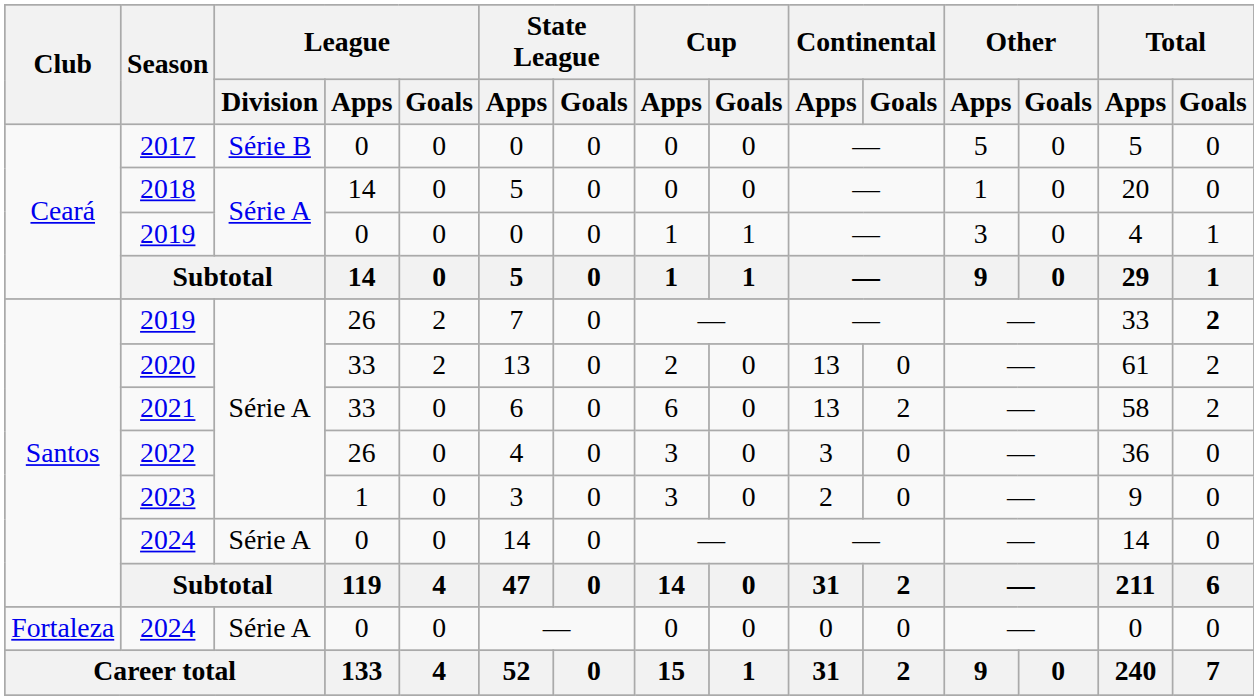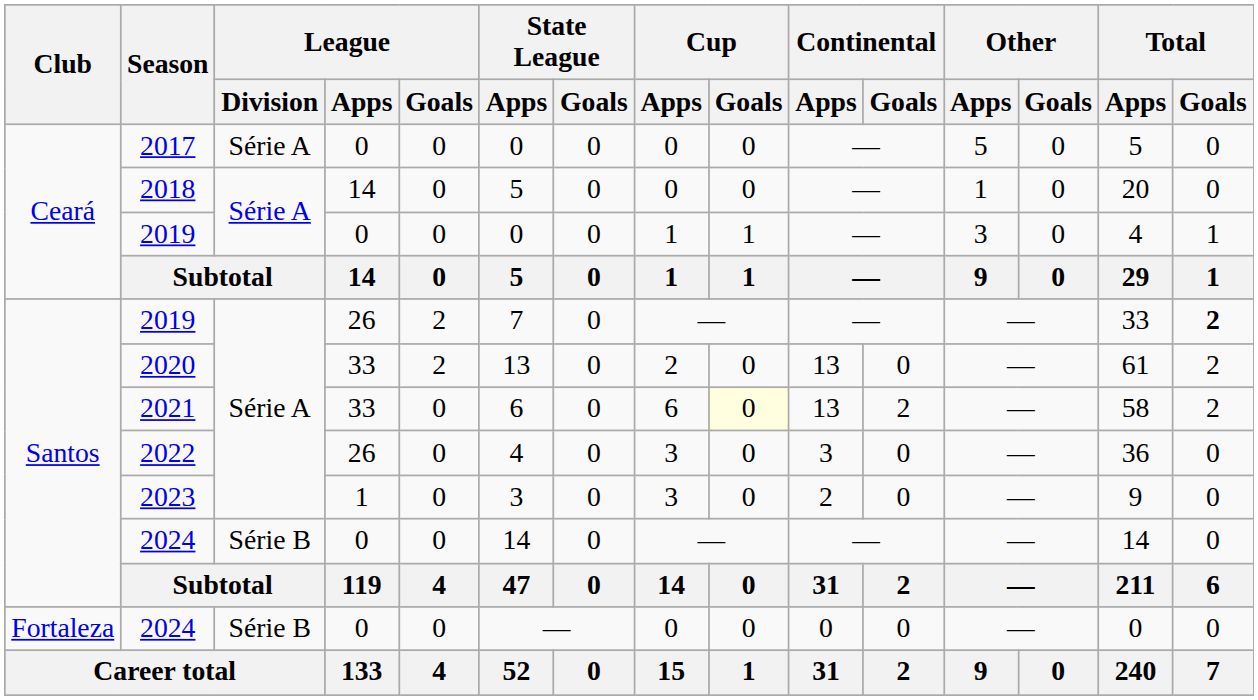(270, 145) Série B -> (270, 145) Série A
(749, 408) no background -> (749, 408) lightyellow background
(270, 540) Série A -> (270, 540) Série B
(270, 628) Série A -> (270, 628) Série B
